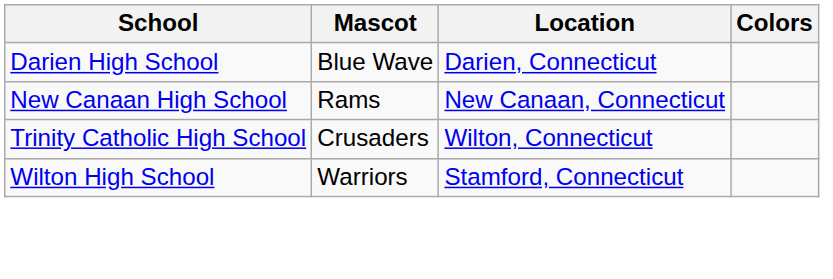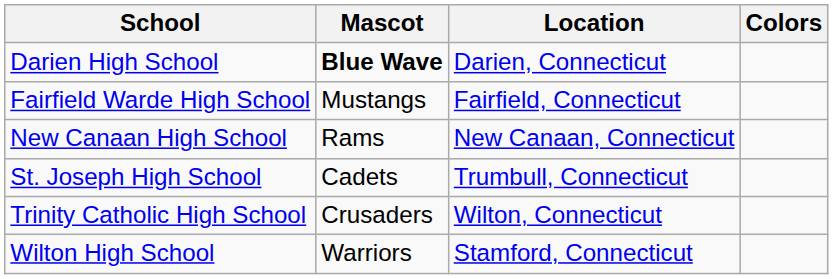(375, 61) normal -> (382, 61) bold
+ row: (160, 100)
+ row: (136, 176)
